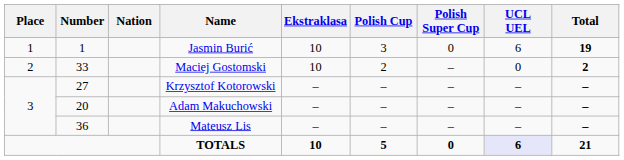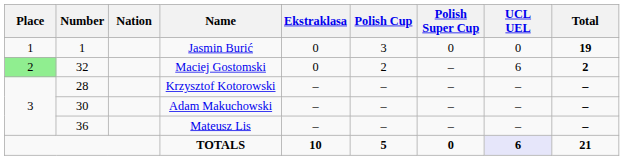(316, 47) 10 -> (316, 47) 0
(518, 47) 6 -> (518, 47) 0
(30, 67) no background -> (30, 67) lightgreen background
(82, 67) 33 -> (82, 67) 32
(316, 67) 10 -> (316, 67) 0
(518, 67) 0 -> (518, 67) 6
(82, 86) 27 -> (82, 86) 28
(82, 106) 20 -> (82, 106) 30
